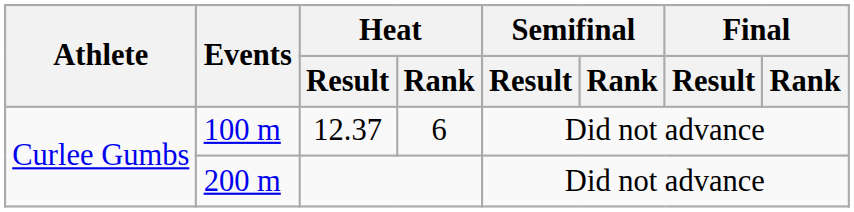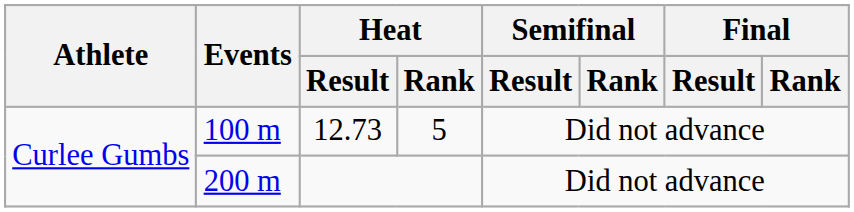(348, 130) 12.37 -> (348, 130) 12.73
(439, 130) 6 -> (439, 130) 5
